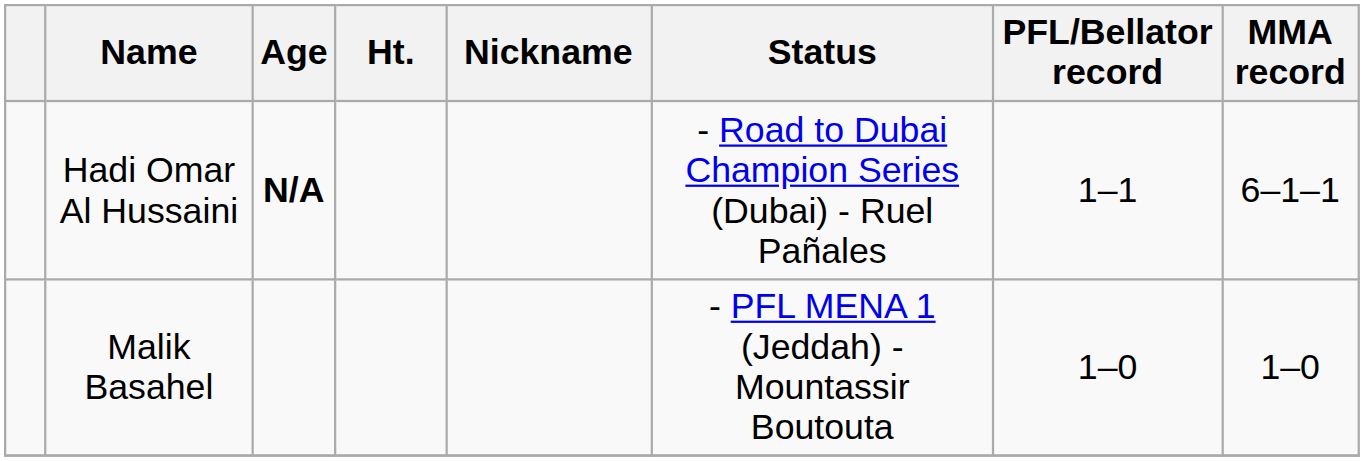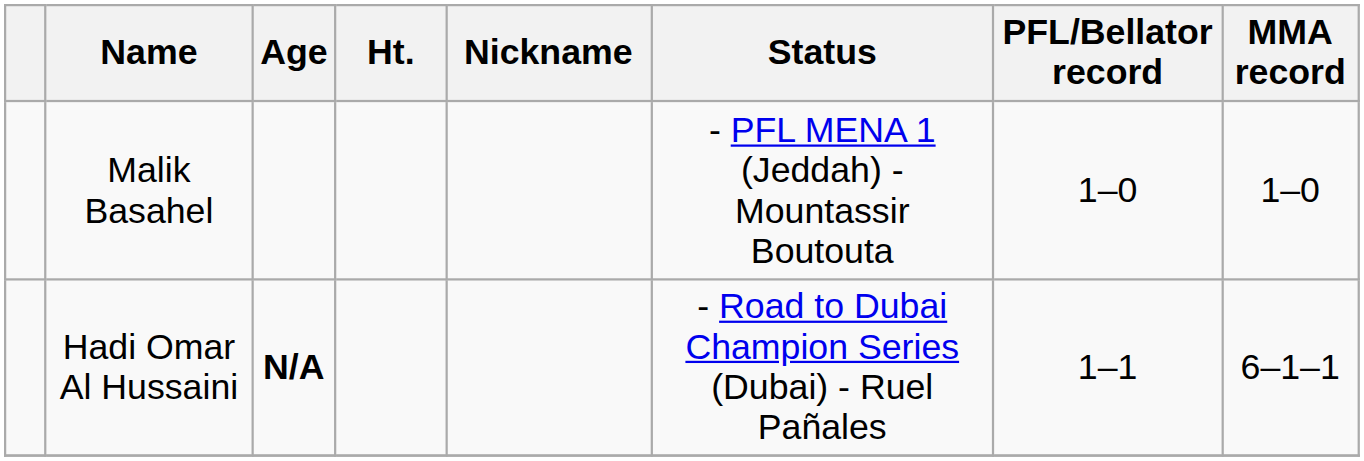rows swapped: (149, 189) <-> (149, 366)
